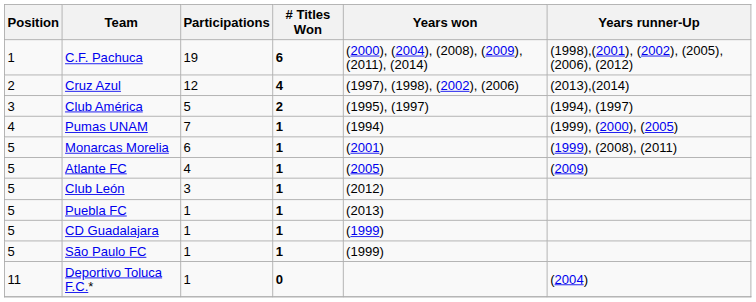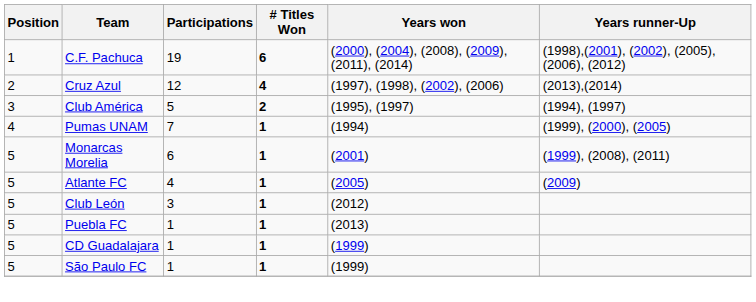- row: (114, 279)
